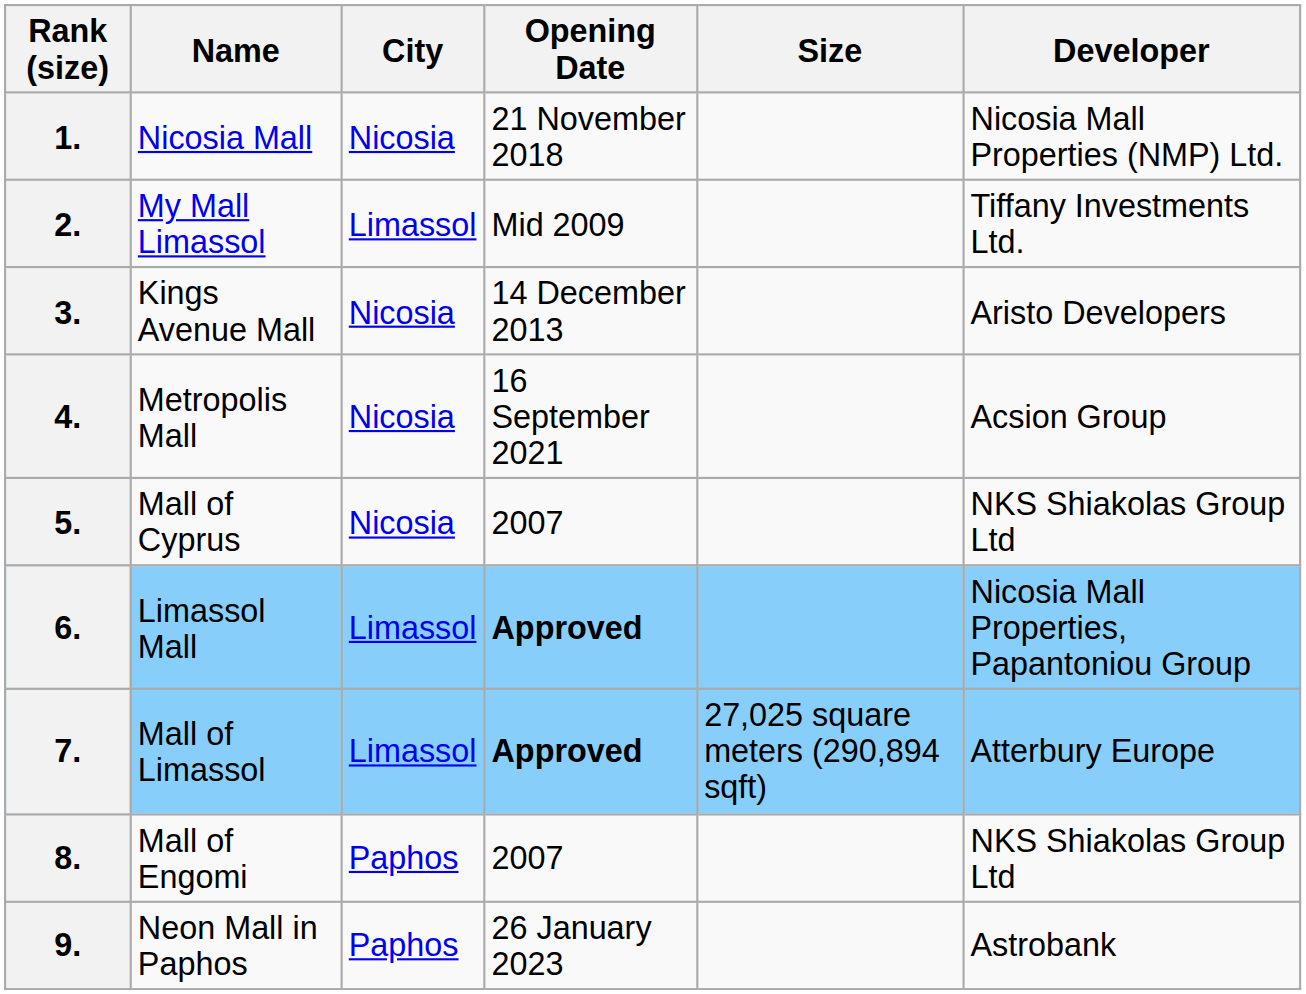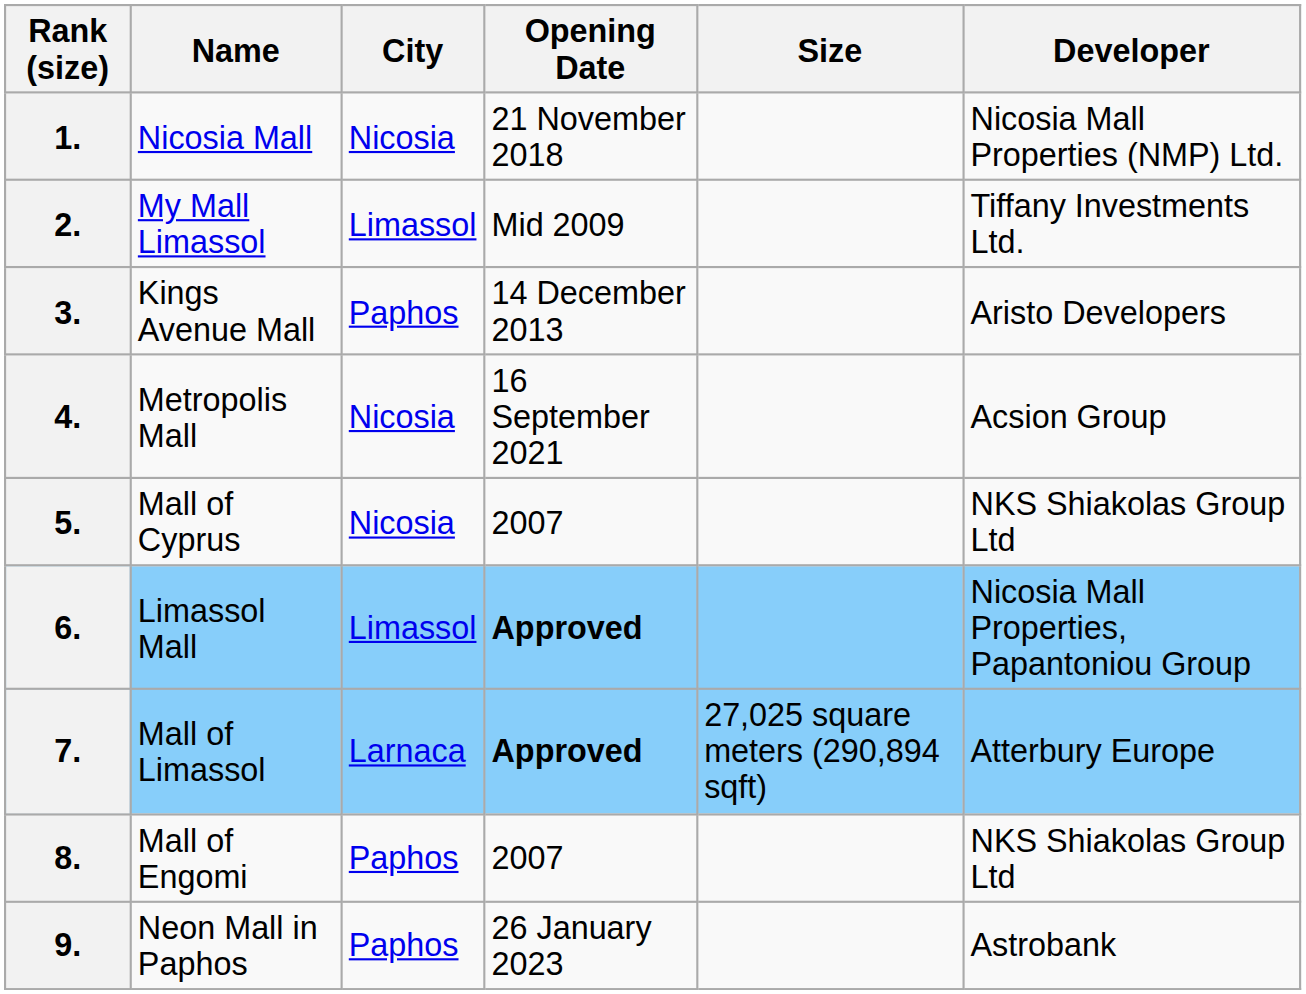(402, 311) Nicosia -> (404, 311) Paphos
(413, 752) Limassol -> (407, 752) Larnaca
